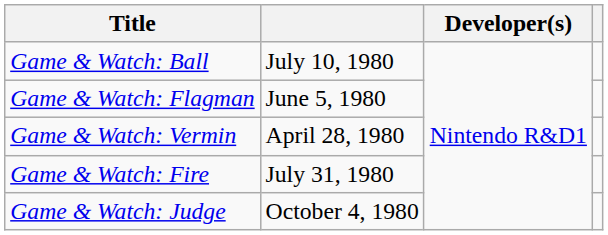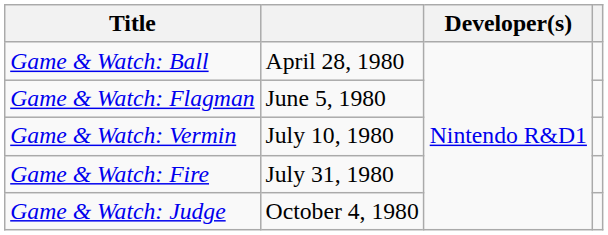(330, 60) July 10, 1980 -> (335, 60) April 28, 1980
(335, 135) April 28, 1980 -> (330, 135) July 10, 1980
